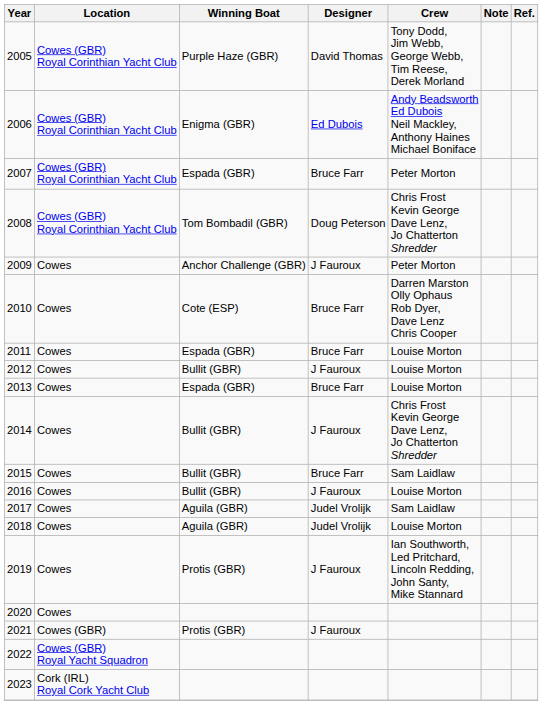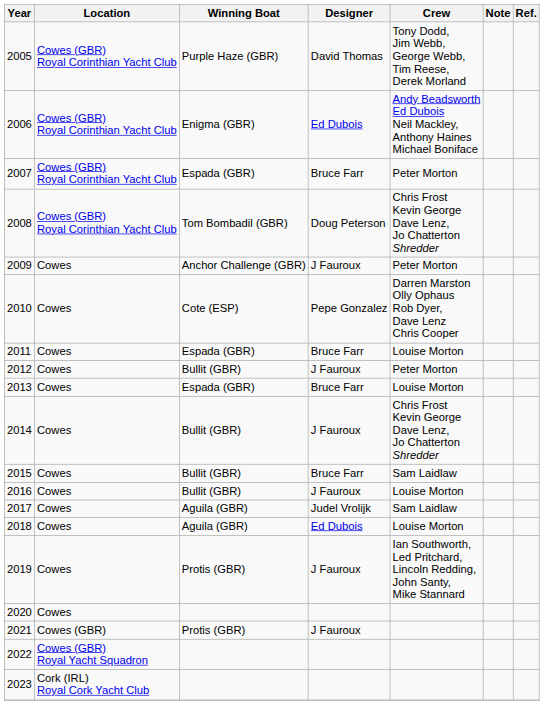(337, 308) Bruce Farr -> (349, 308) Pepe Gonzalez
(426, 369) Louise Morton -> (425, 369) Peter Morton
(341, 526) Judel Vrolijk -> (337, 526) Ed Dubois
